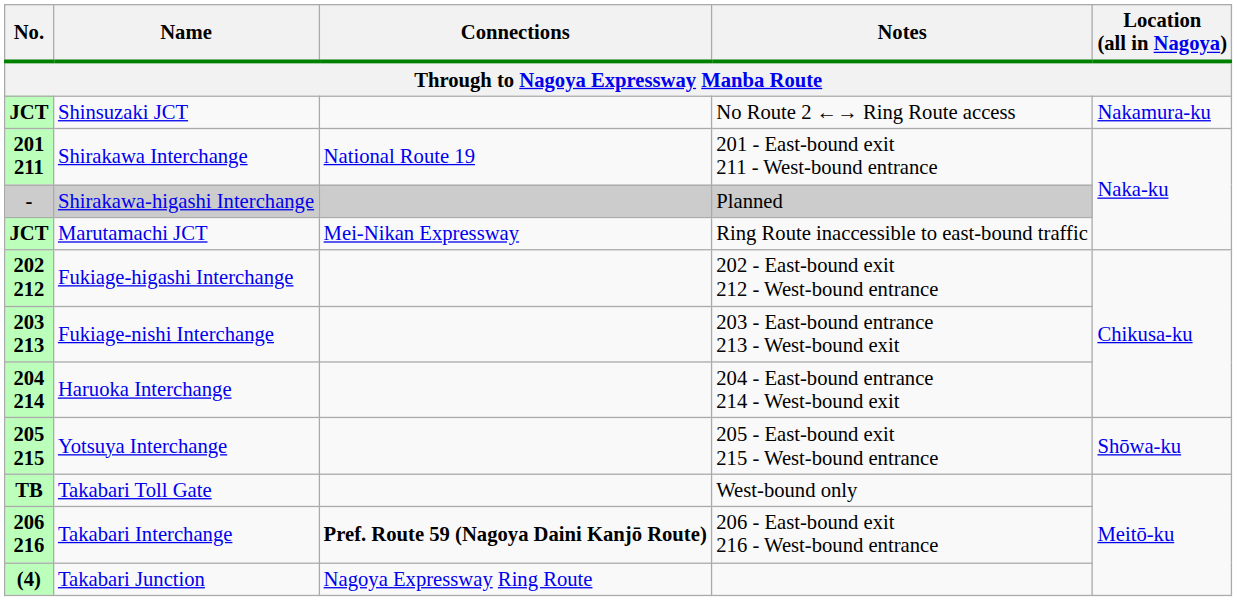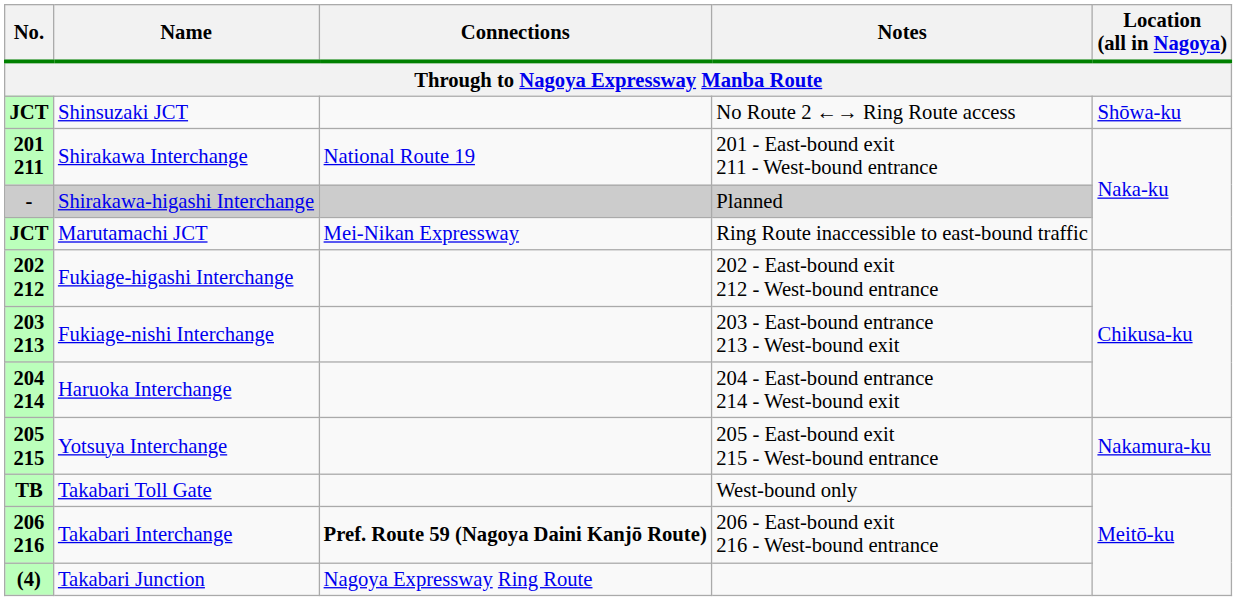(1154, 112) Nakamura-ku -> (1139, 112) Shōwa-ku
(1139, 445) Shōwa-ku -> (1154, 445) Nakamura-ku
